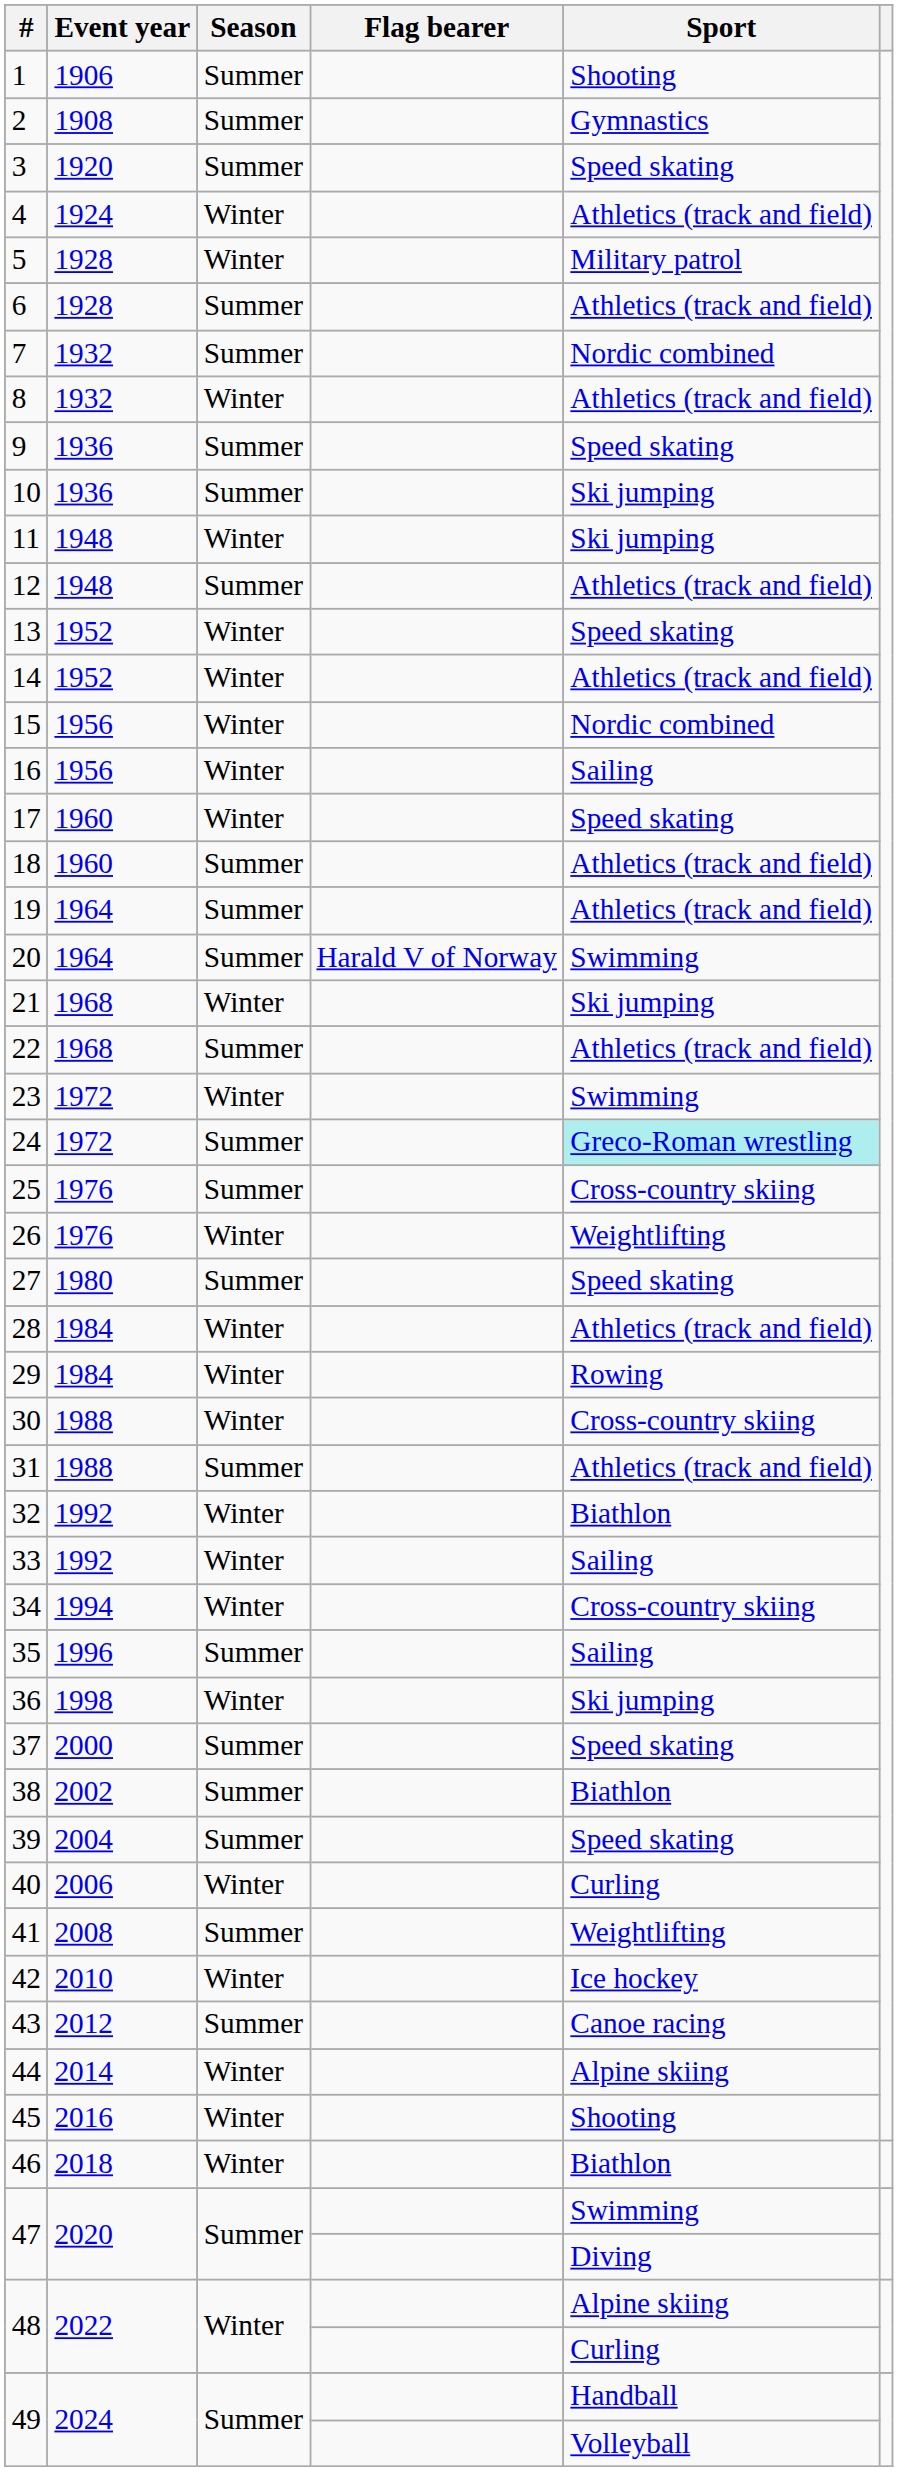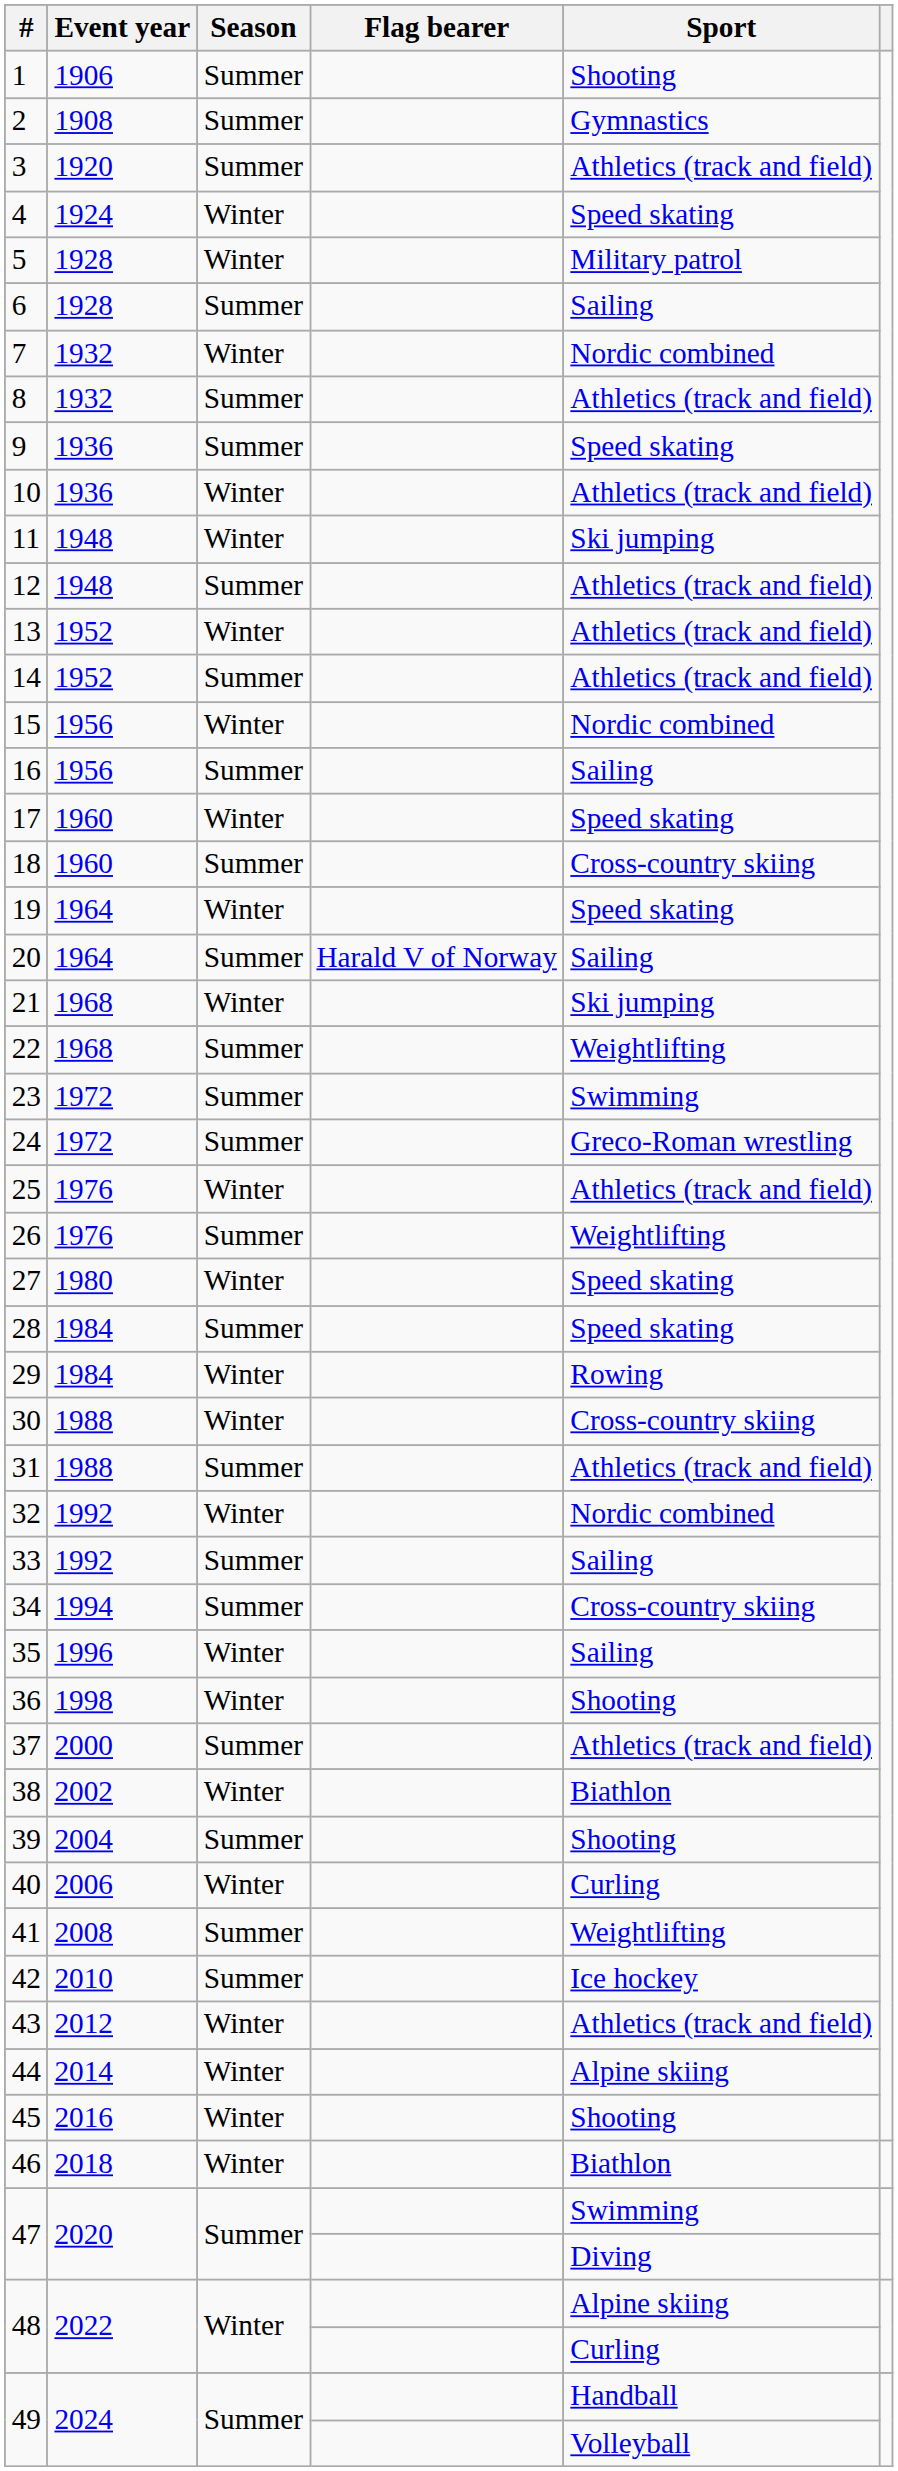(652, 167) Speed skating -> (721, 167) Athletics (track and field)
(721, 213) Athletics (track and field) -> (652, 213) Speed skating
(721, 306) Athletics (track and field) -> (612, 306) Sailing
(253, 352) Summer -> (244, 352) Winter
(244, 399) Winter -> (253, 399) Summer
(253, 492) Summer -> (244, 492) Winter
(642, 492) Ski jumping -> (721, 492) Athletics (track and field)
(652, 631) Speed skating -> (721, 631) Athletics (track and field)
(244, 677) Winter -> (253, 677) Summer
(244, 770) Winter -> (253, 770) Summer
(721, 863) Athletics (track and field) -> (693, 863) Cross-country skiing
(253, 910) Summer -> (244, 910) Winter
(721, 910) Athletics (track and field) -> (652, 910) Speed skating
(635, 956) Swimming -> (612, 956) Sailing
(721, 1049) Athletics (track and field) -> (648, 1049) Weightlifting
(244, 1095) Winter -> (253, 1095) Summer
(711, 1142) paleturquoise background -> (711, 1142) no background
(253, 1188) Summer -> (244, 1188) Winter
(693, 1188) Cross-country skiing -> (721, 1188) Athletics (track and field)
(244, 1235) Winter -> (253, 1235) Summer
(253, 1281) Summer -> (244, 1281) Winter
(244, 1327) Winter -> (253, 1327) Summer
(721, 1327) Athletics (track and field) -> (652, 1327) Speed skating
(621, 1513) Biathlon -> (672, 1513) Nordic combined
(244, 1560) Winter -> (253, 1560) Summer
(244, 1606) Winter -> (253, 1606) Summer
(253, 1652) Summer -> (244, 1652) Winter
(642, 1699) Ski jumping -> (623, 1699) Shooting
(652, 1745) Speed skating -> (721, 1745) Athletics (track and field)
(253, 1792) Summer -> (244, 1792) Winter
(652, 1838) Speed skating -> (623, 1838) Shooting
(244, 1978) Winter -> (253, 1978) Summer
(253, 2024) Summer -> (244, 2024) Winter
(648, 2024) Canoe racing -> (721, 2024) Athletics (track and field)
